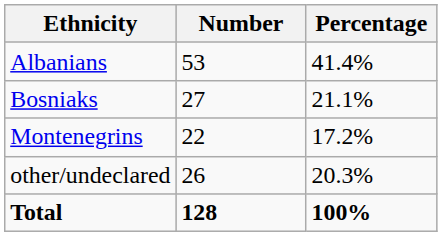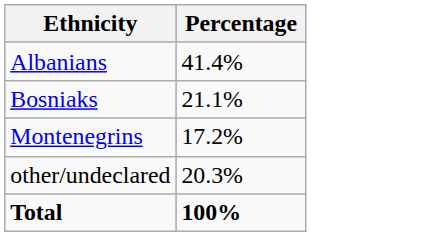- column: (241, 23)
